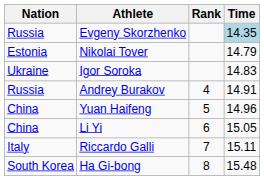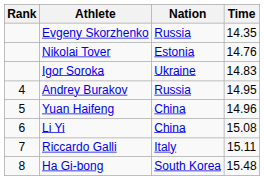columns swapped: (206, 14) <-> (40, 14)
(242, 33) lightblue background -> (242, 33) no background
(242, 52) 14.79 -> (242, 52) 14.76
(242, 90) 14.91 -> (242, 90) 14.95
(242, 128) 15.05 -> (242, 128) 15.08
